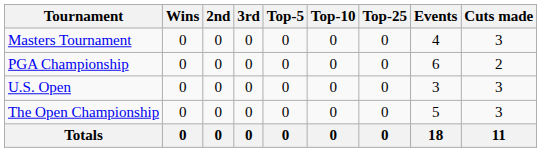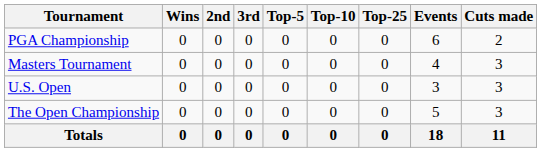rows swapped: (70, 40) <-> (68, 64)
